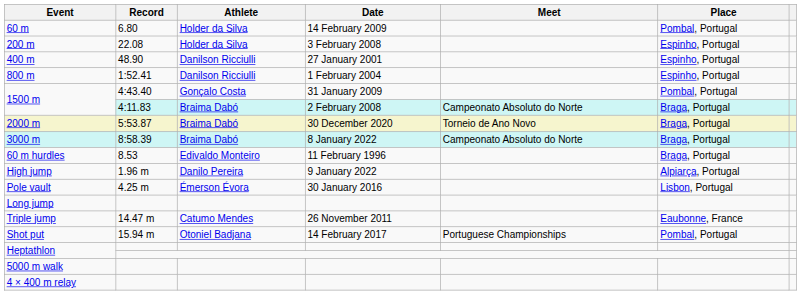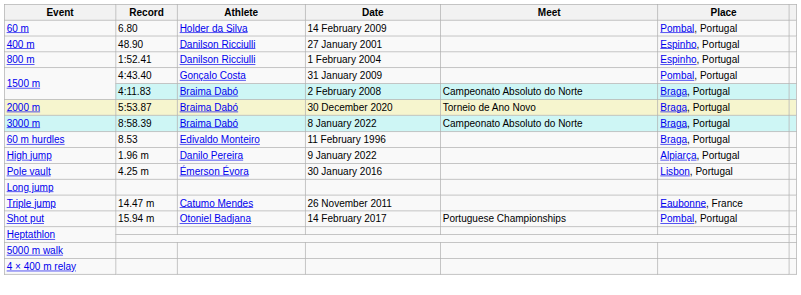- row: (21, 44)
